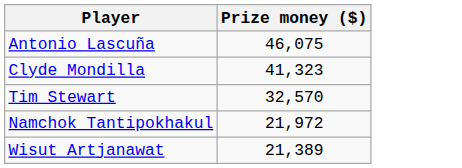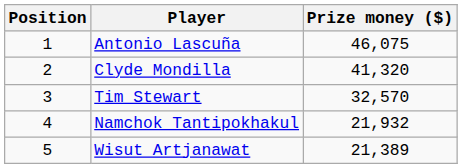+ column: (48, 18)
(294, 71) 41,323 -> (380, 71) 41,320
(294, 124) 21,972 -> (380, 124) 21,932
